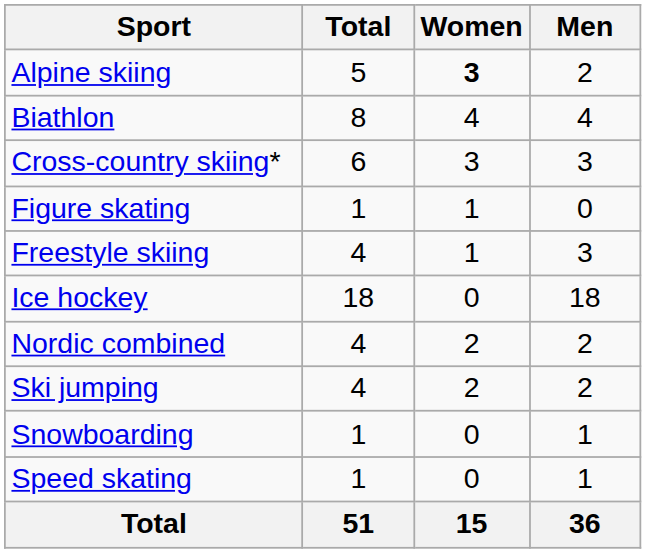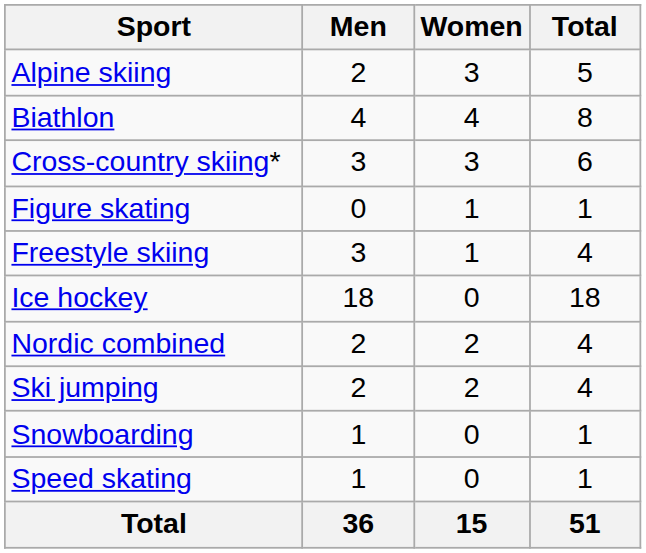columns swapped: (585, 27) <-> (358, 27)
(472, 72) bold -> (472, 72) normal
